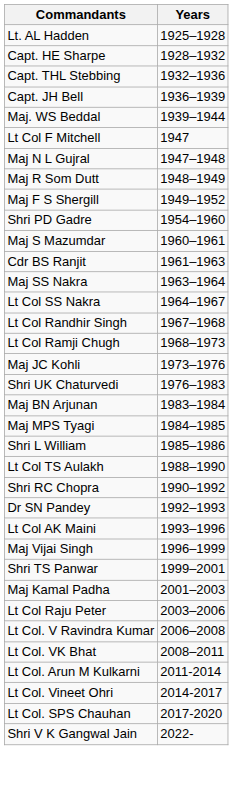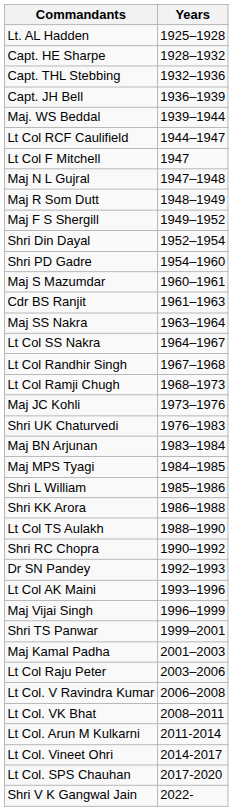+ row: (68, 138)
+ row: (49, 240)
+ row: (47, 508)
